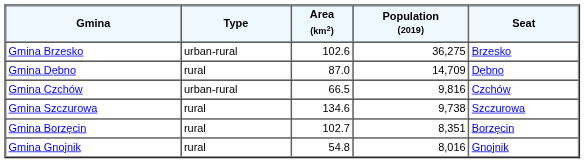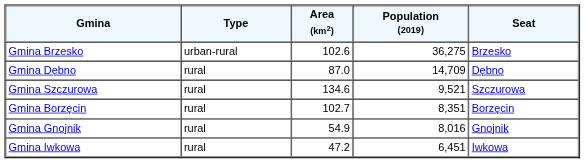- row: (46, 89)
(452, 108) 9,738 -> (452, 89) 9,521
(339, 147) 54.8 -> (339, 128) 54.9
+ row: (44, 147)
